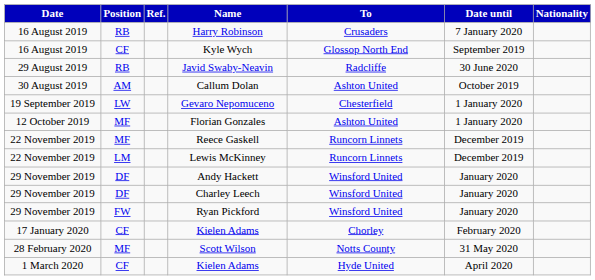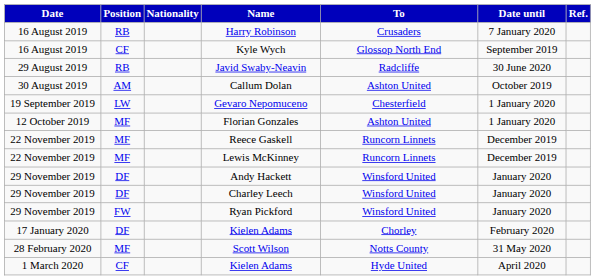columns swapped: (562, 13) <-> (156, 13)
(122, 158) LM -> (122, 158) MF
(122, 230) CF -> (122, 230) DF
